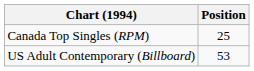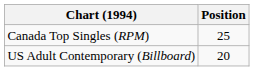(223, 55) 53 -> (223, 55) 20
